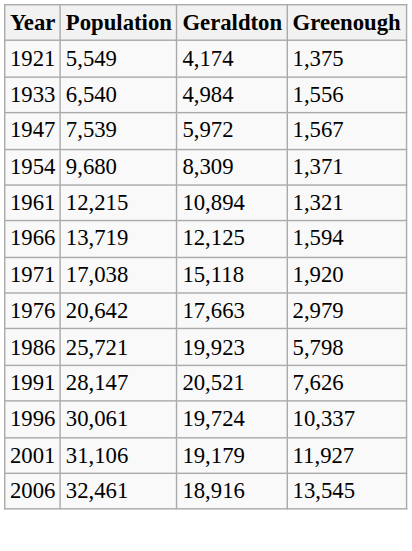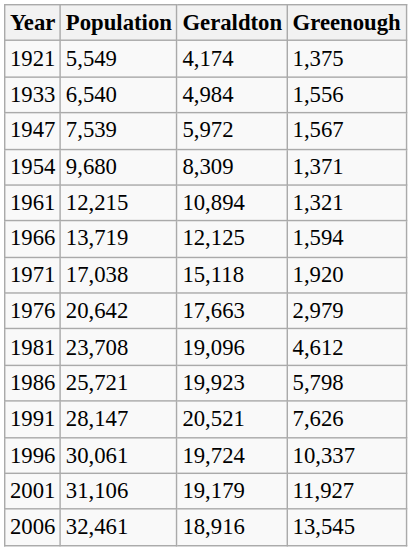+ row: (33, 346)
